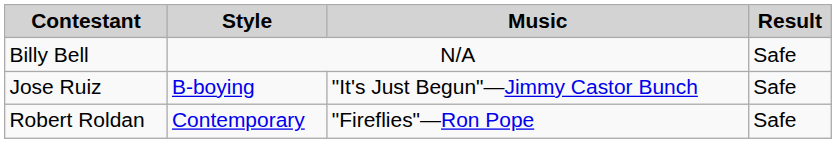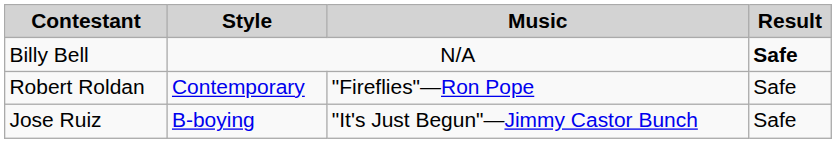(775, 54) normal -> (775, 54) bold
rows swapped: (77, 120) <-> (55, 87)
